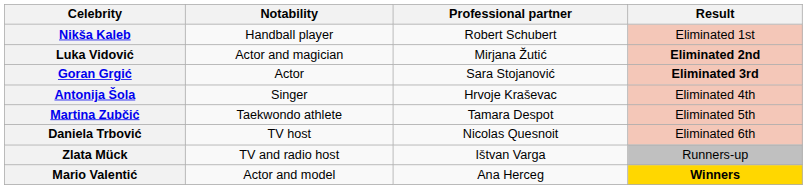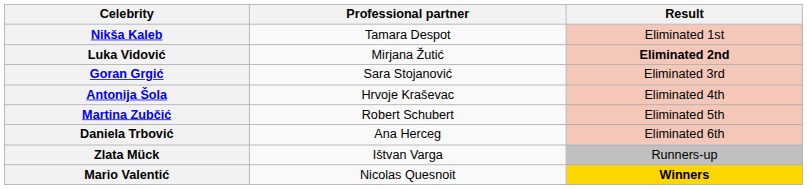- column: (289, 14)
(511, 34) Robert Schubert -> (408, 34) Tamara Despot
(715, 74) bold -> (684, 74) normal
(511, 114) Tamara Despot -> (408, 114) Robert Schubert
(511, 134) Nicolas Quesnoit -> (408, 134) Ana Herceg
(511, 174) Ana Herceg -> (408, 174) Nicolas Quesnoit
